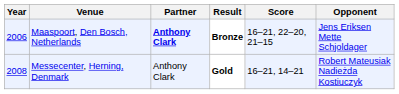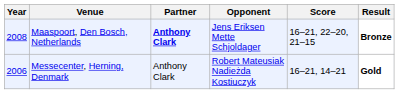columns swapped: (355, 12) <-> (227, 12)
(17, 37) 2006 -> (17, 37) 2008
(17, 72) 2008 -> (17, 72) 2006
